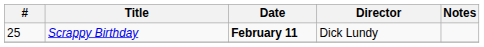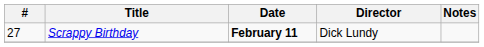(14, 32) 25 -> (14, 32) 27
